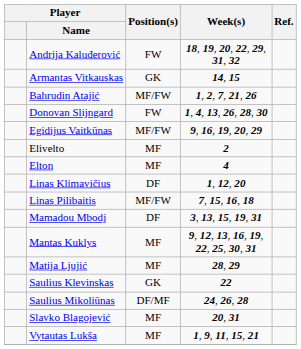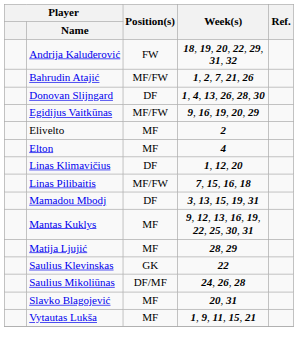- row: (76, 78)
(153, 113) FW -> (150, 95) DF
